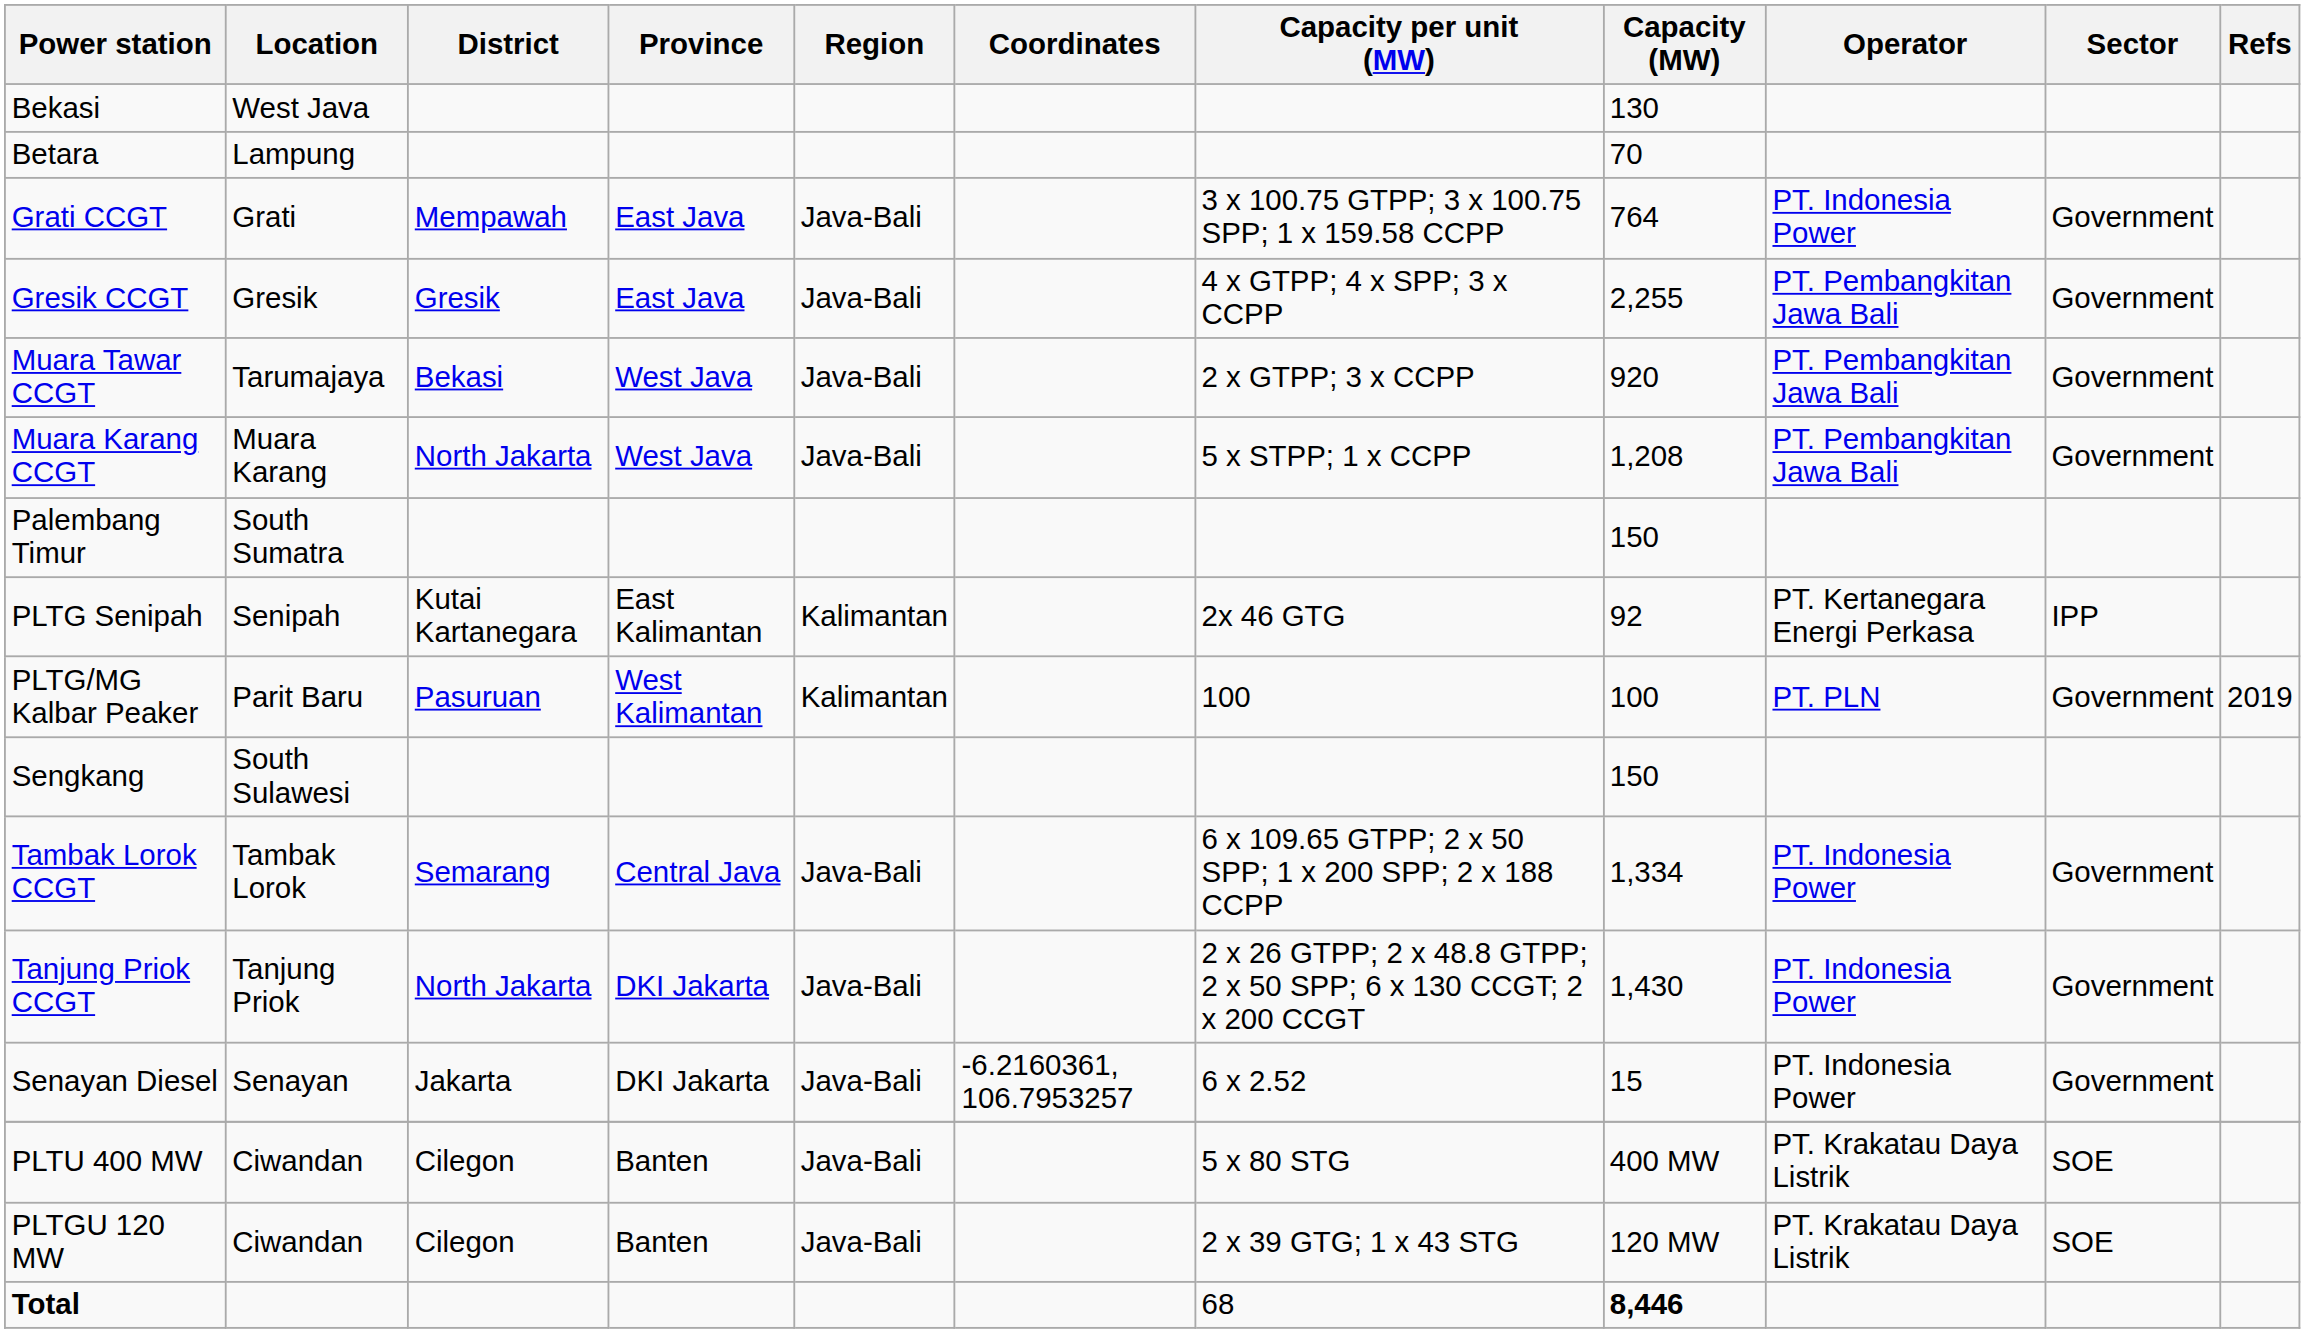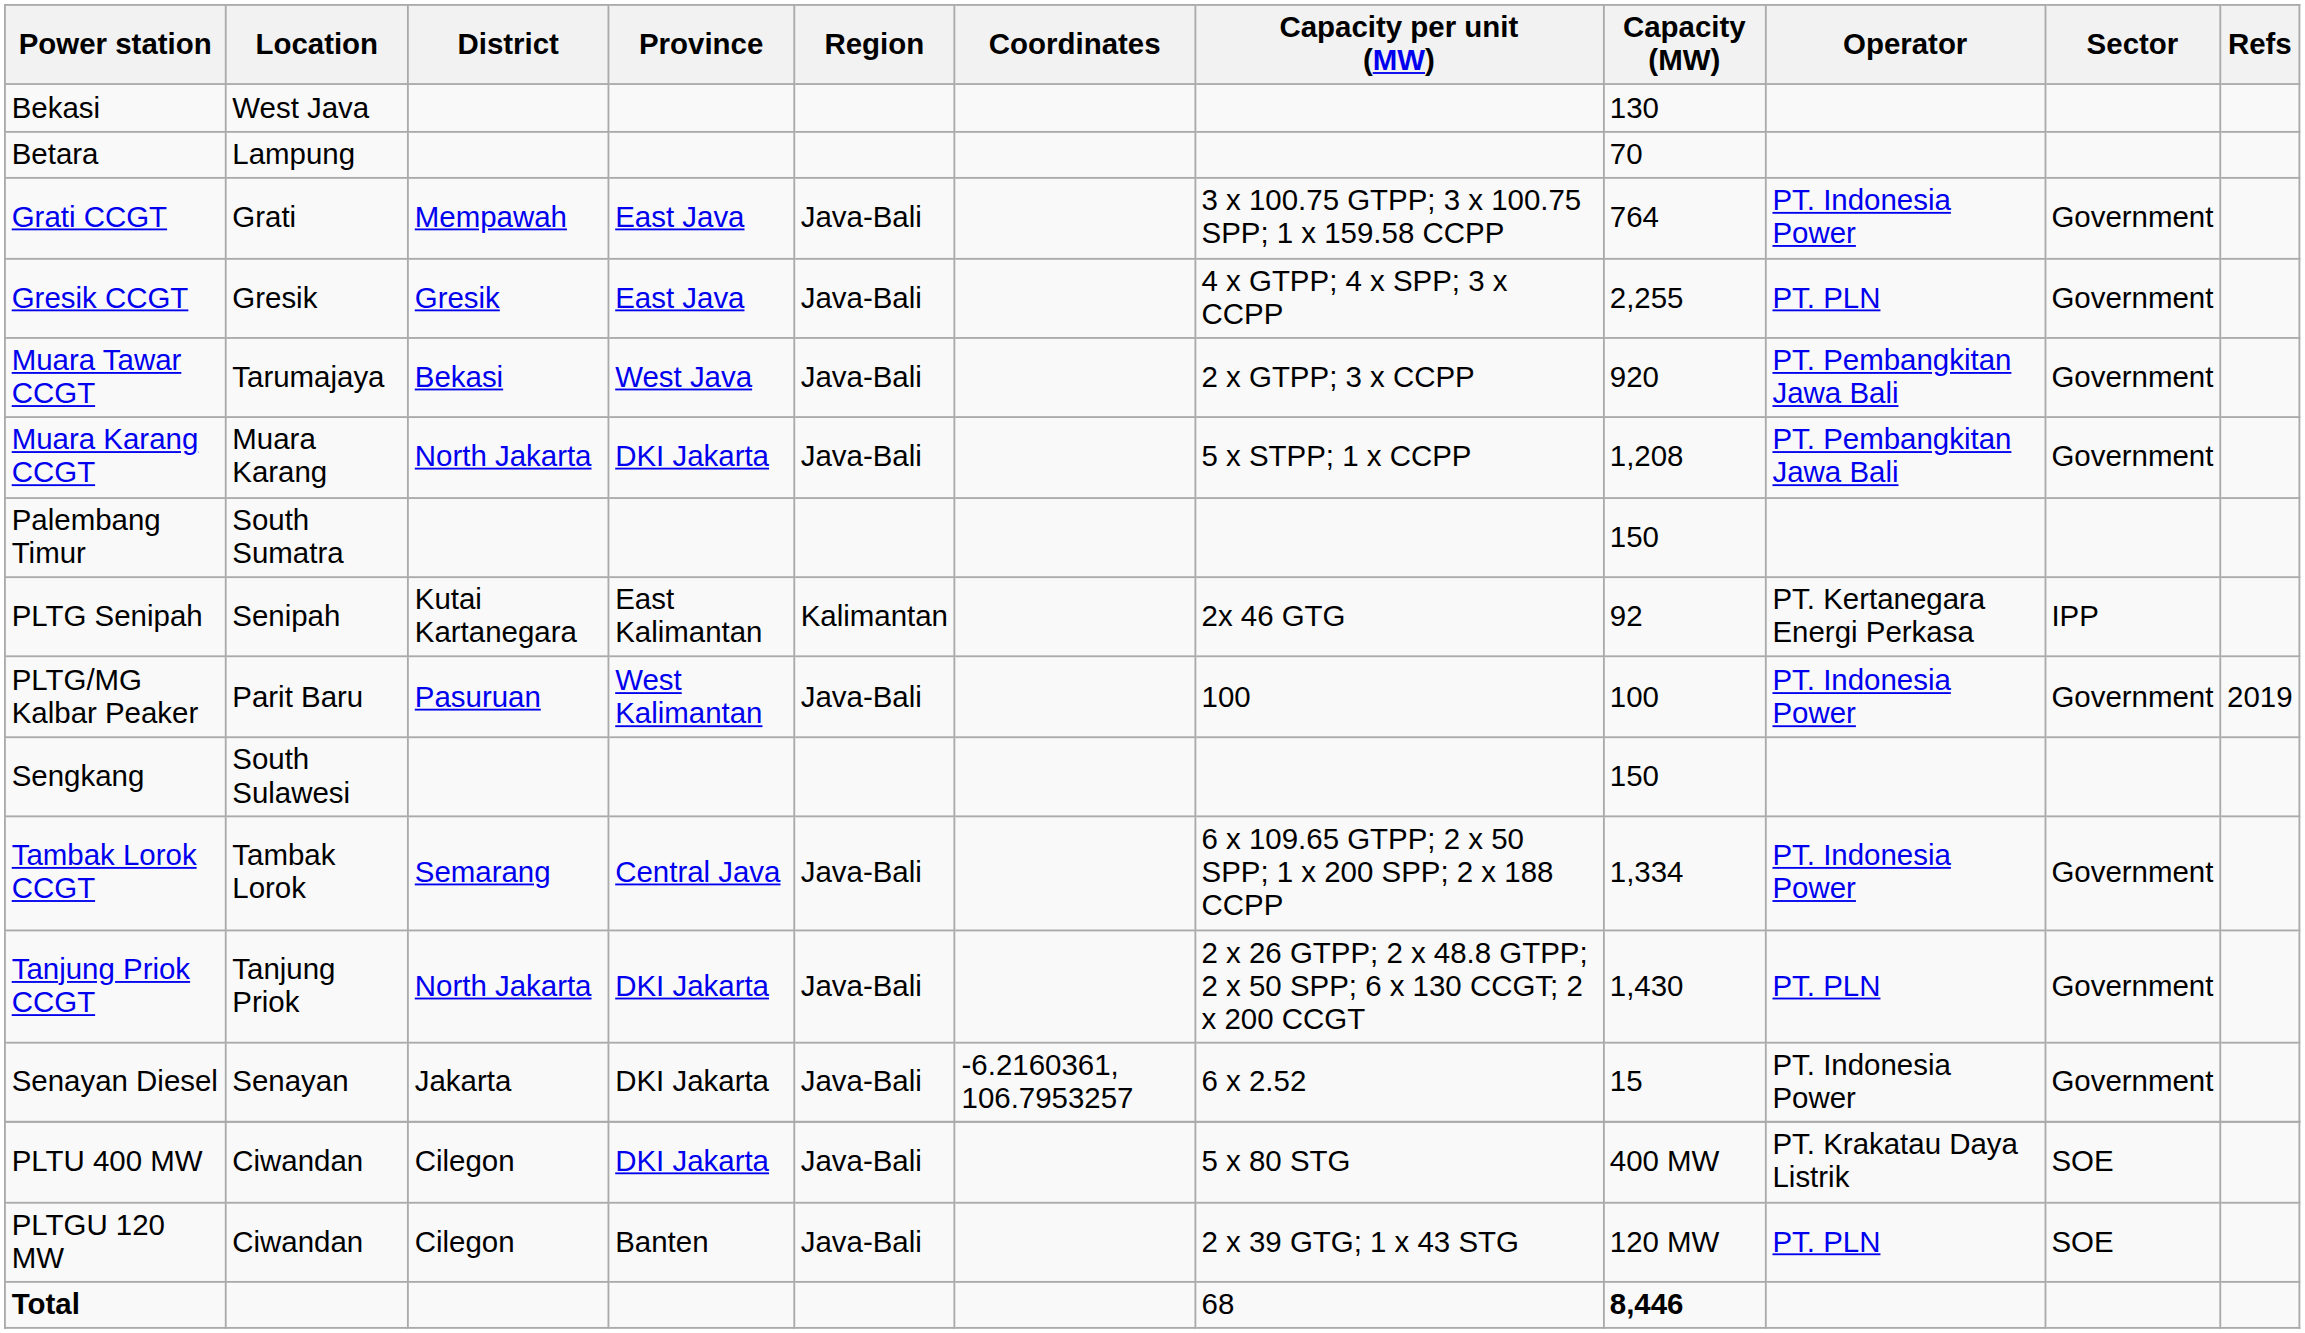(1892, 297) PT. Pembangkitan Jawa Bali -> (1826, 297) PT. PLN
(684, 457) West Java -> (692, 457) DKI Jakarta
(874, 696) Kalimantan -> (861, 696) Java-Bali
(1826, 696) PT. PLN -> (1862, 696) PT. Indonesia Power
(1862, 985) PT. Indonesia Power -> (1826, 985) PT. PLN
(662, 1161) Banten -> (692, 1161) DKI Jakarta
(1895, 1241) PT. Krakatau Daya Listrik -> (1826, 1241) PT. PLN
